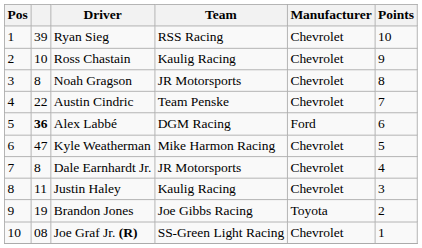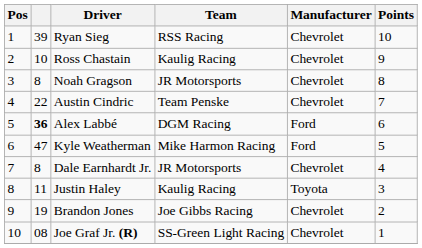(317, 145) Chevrolet -> (303, 145) Ford
(317, 188) Chevrolet -> (309, 188) Toyota
(309, 210) Toyota -> (317, 210) Chevrolet
